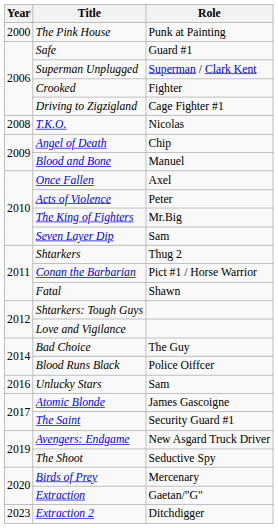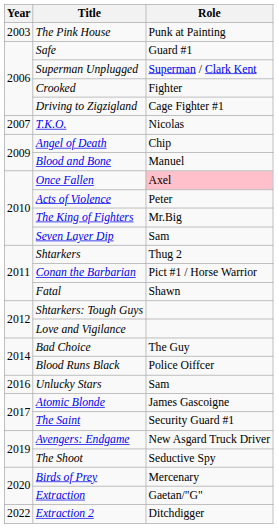(19, 32) 2000 -> (19, 32) 2003
(19, 124) 2008 -> (19, 124) 2007
(160, 180) no background -> (160, 180) pink background
(19, 513) 2023 -> (19, 513) 2022
